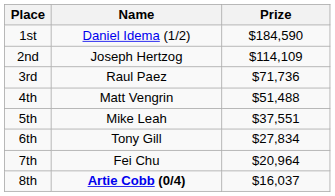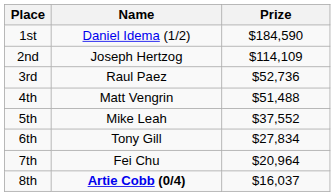(276, 77) $71,736 -> (276, 77) $52,736
(276, 118) $37,551 -> (276, 118) $37,552
